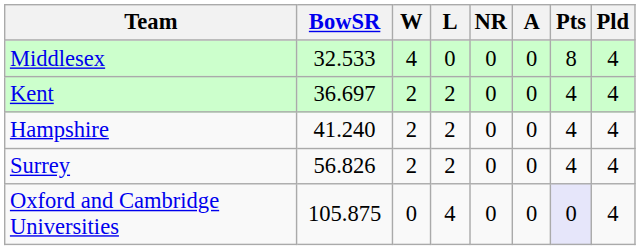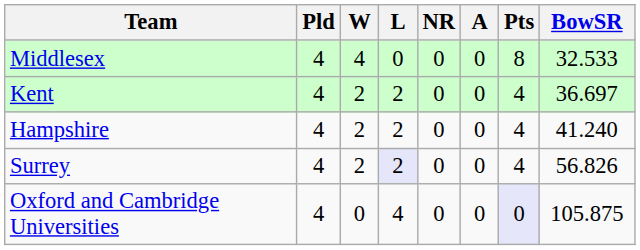columns swapped: (613, 22) <-> (345, 22)
(450, 165) no background -> (398, 165) lavender background
